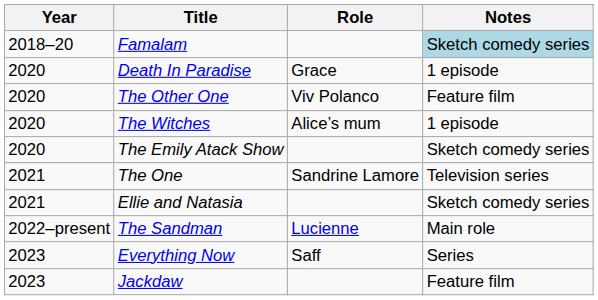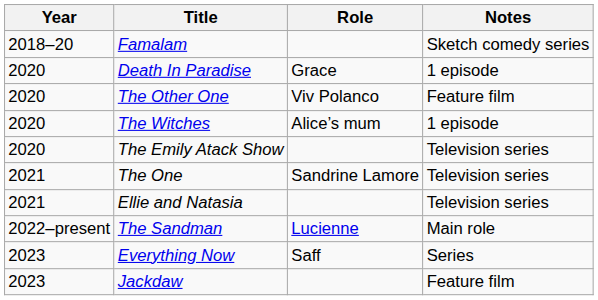(508, 44) lightblue background -> (508, 44) no background
(508, 149) Sketch comedy series -> (488, 149) Television series
(508, 202) Sketch comedy series -> (488, 202) Television series
